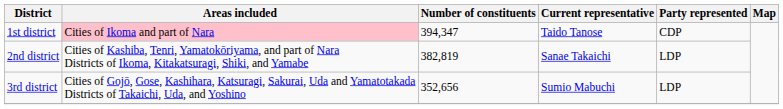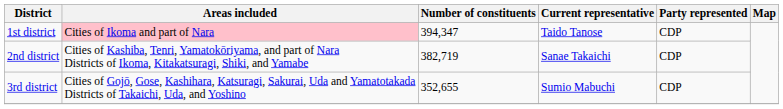(439, 56) 382,819 -> (439, 56) 382,719
(670, 56) LDP -> (671, 56) CDP
(439, 87) 352,656 -> (439, 87) 352,655
(670, 87) LDP -> (671, 87) CDP
